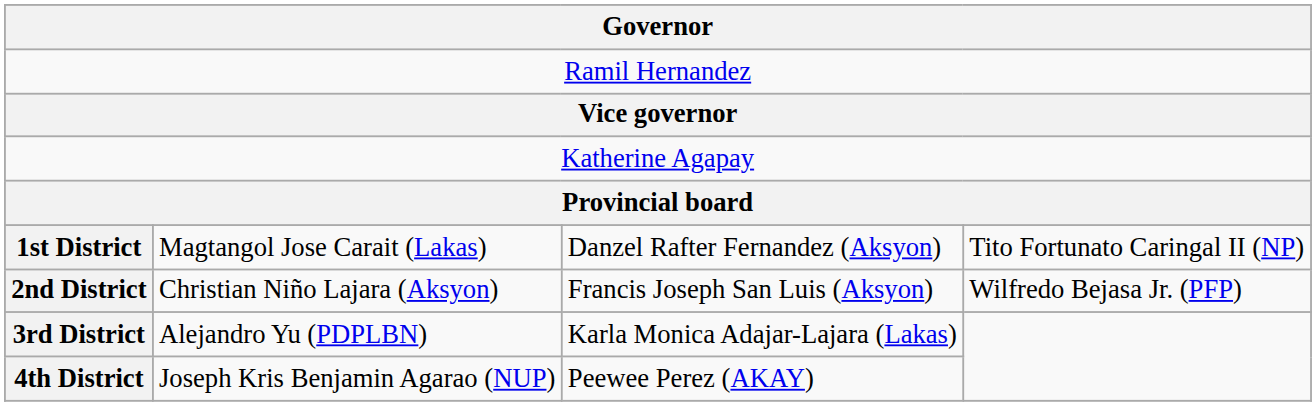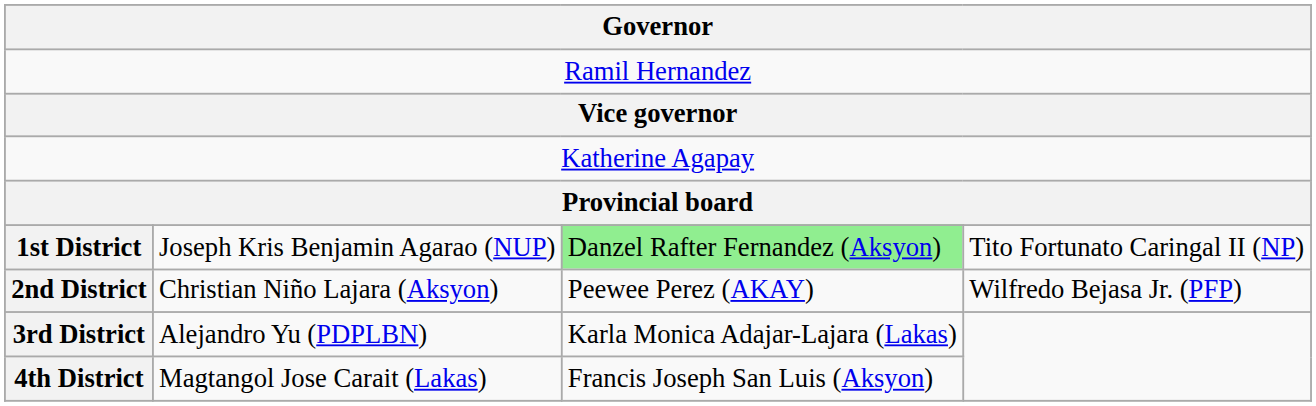(323, 246) Magtangol Jose Carait (Lakas) -> (357, 246) Joseph Kris Benjamin Agarao (NUP)
(755, 246) no background -> (755, 246) lightgreen background
(751, 290) Francis Joseph San Luis (Aksyon) -> (691, 290) Peewee Perez (AKAY)
(357, 378) Joseph Kris Benjamin Agarao (NUP) -> (323, 378) Magtangol Jose Carait (Lakas)
(691, 378) Peewee Perez (AKAY) -> (751, 378) Francis Joseph San Luis (Aksyon)
